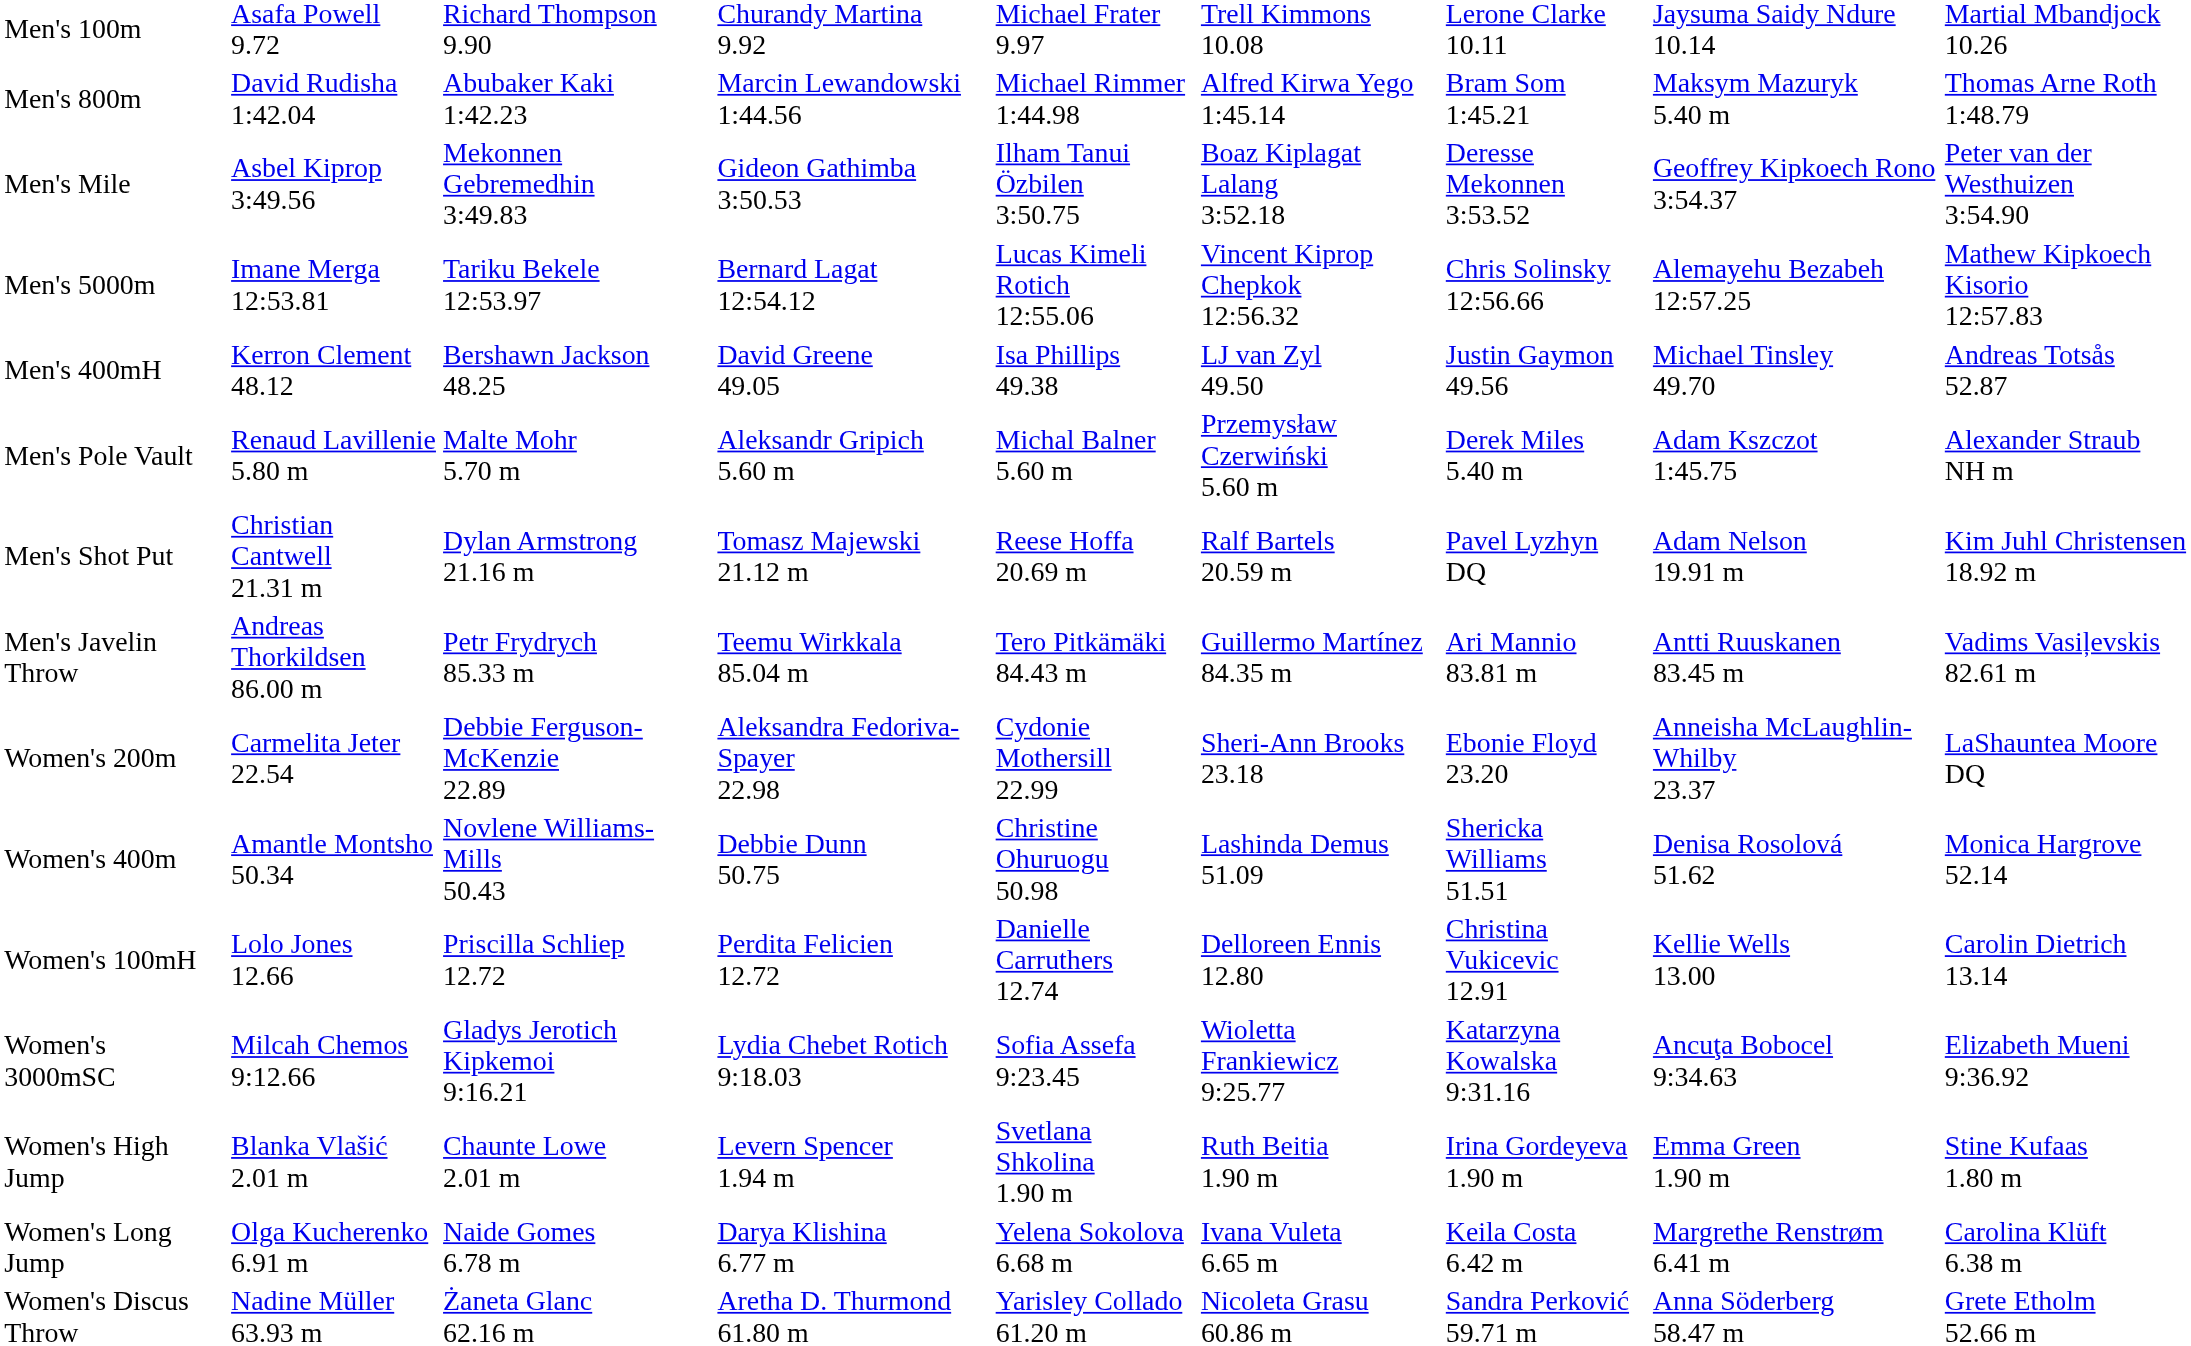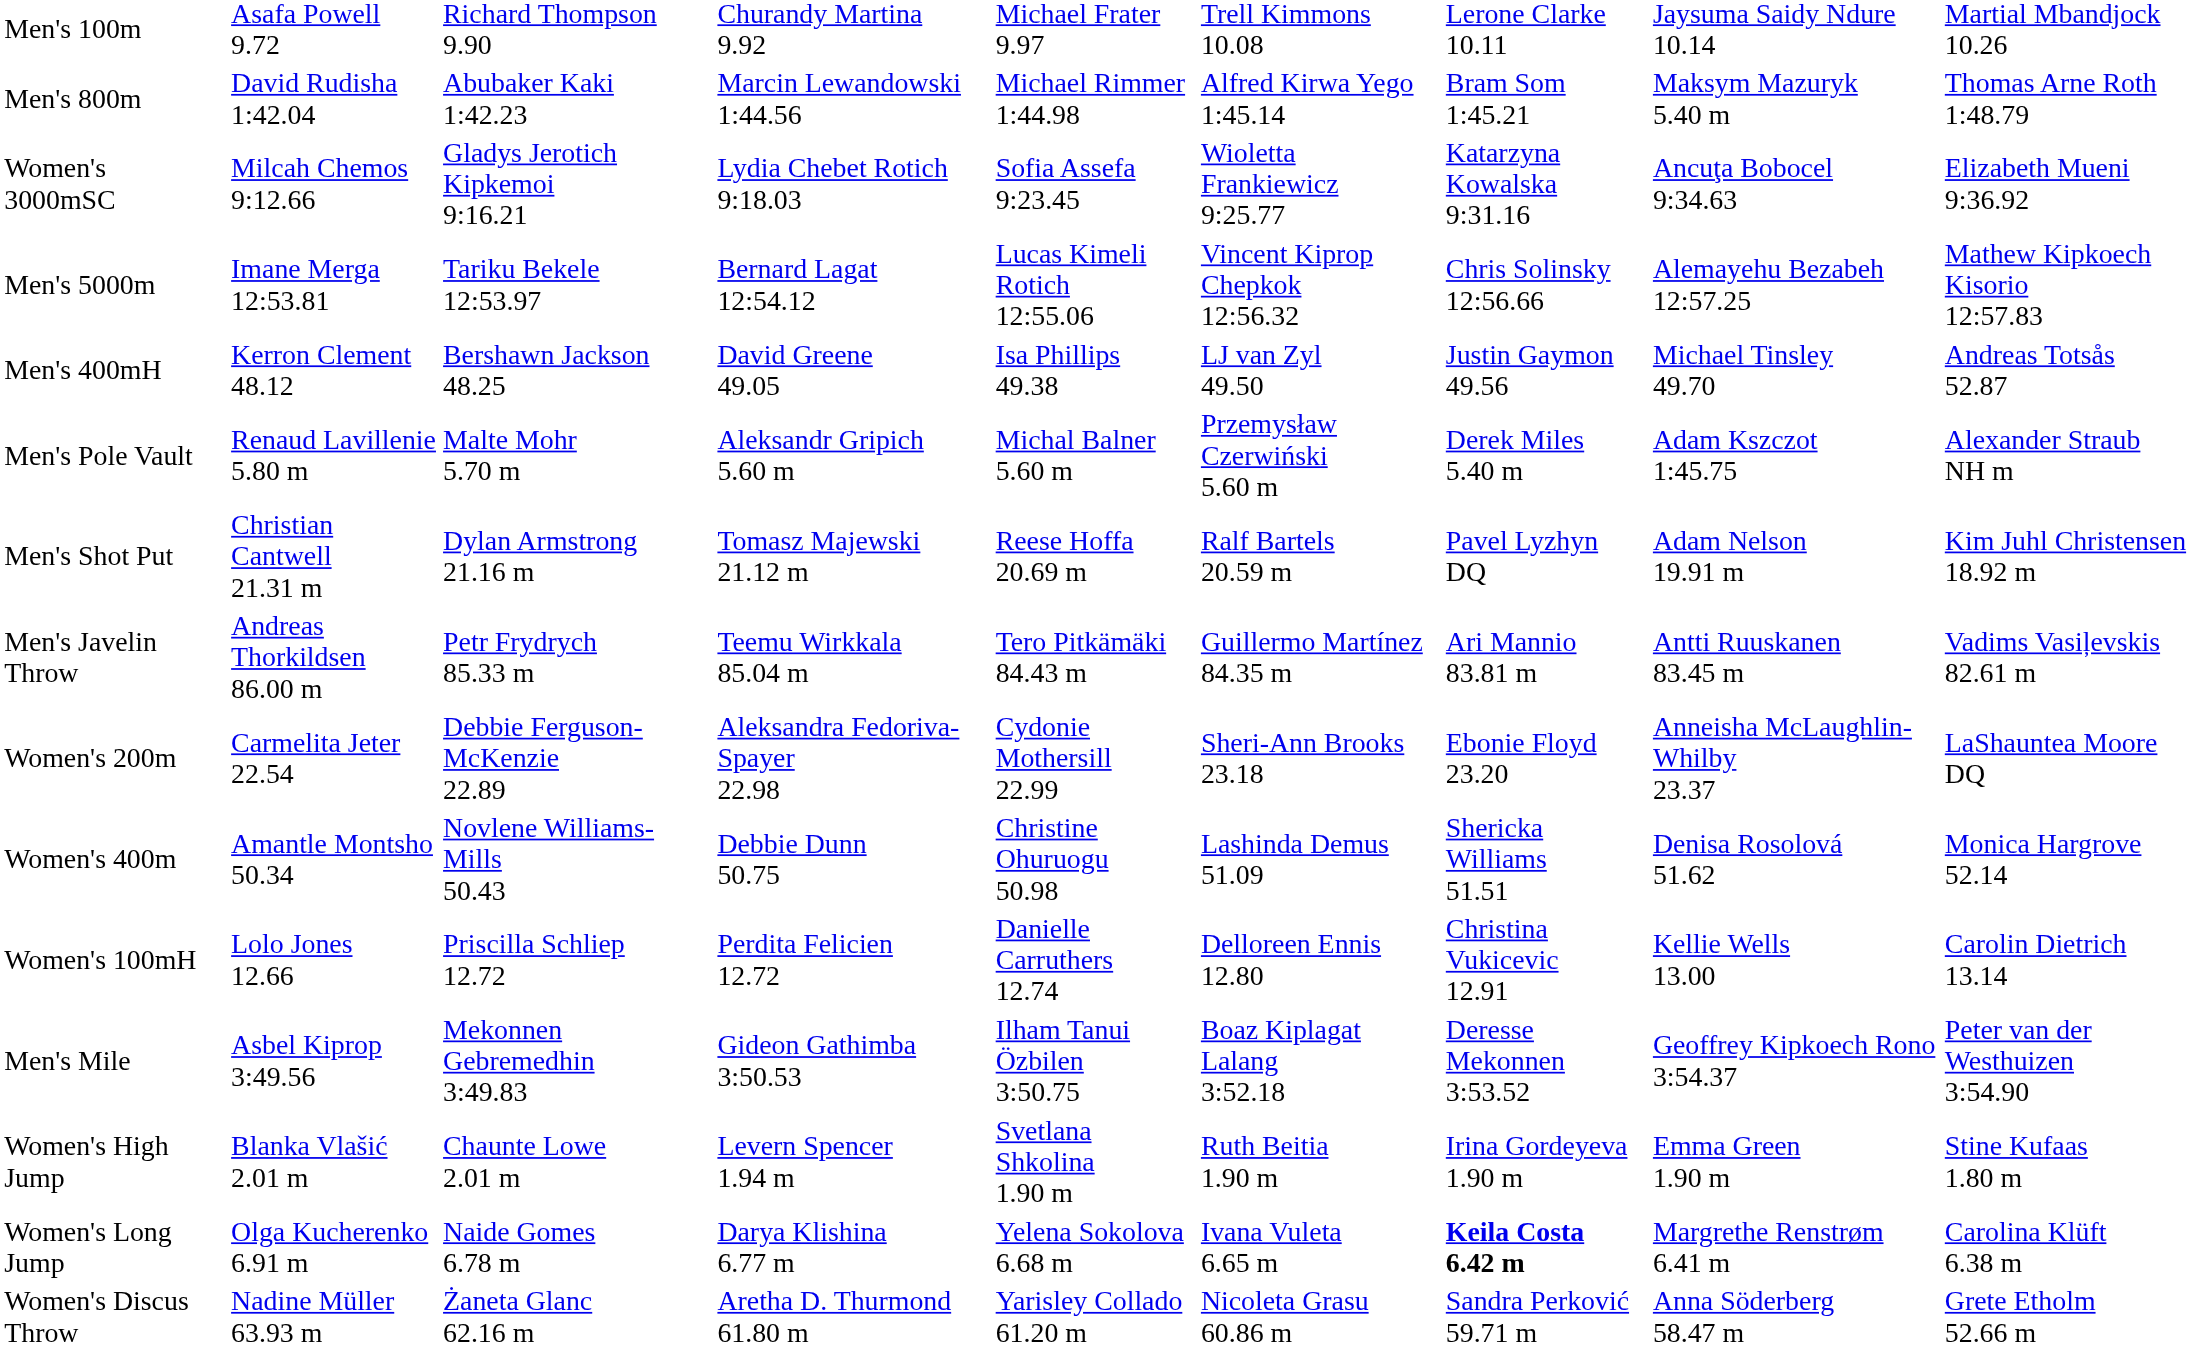rows swapped: (67, 184) <-> (60, 1060)
(1511, 1247) normal -> (1515, 1247) bold
